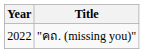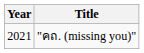(19, 36) 2022 -> (19, 36) 2021
